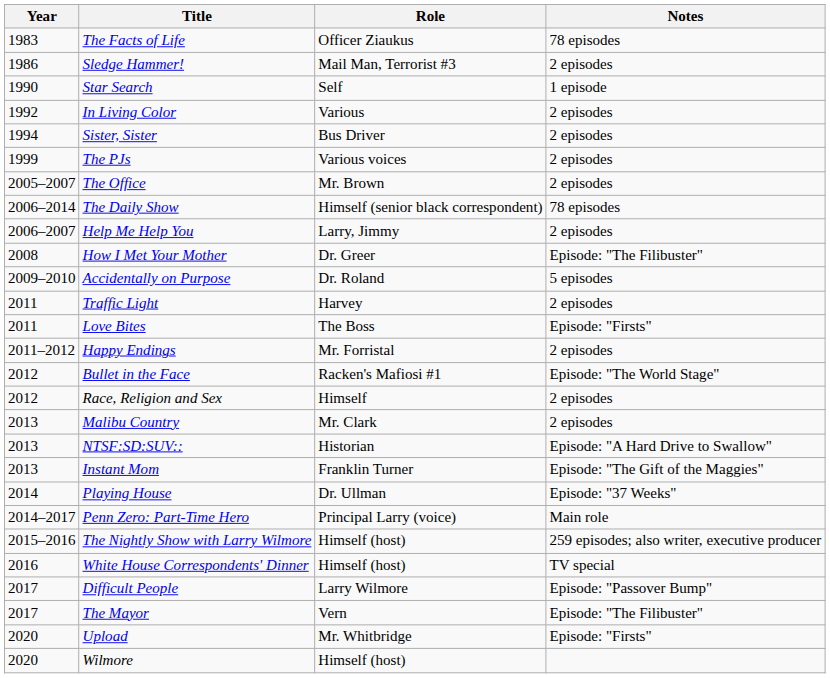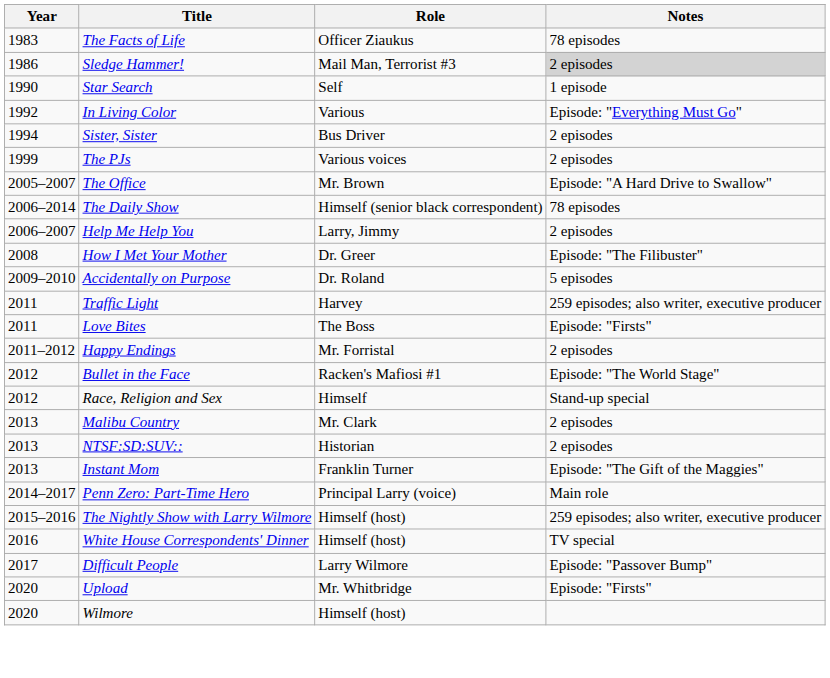(581, 64) no background -> (581, 64) lightgrey background
(581, 111) 2 episodes -> (646, 111) Episode: "Everything Must Go"
(581, 183) 2 episodes -> (661, 183) Episode: "A Hard Drive to Swallow"
(581, 302) 2 episodes -> (685, 302) 259 episodes; also writer, executive producer
(581, 398) 2 episodes -> (599, 398) Stand-up special
(661, 445) Episode: "A Hard Drive to Swallow" -> (581, 445) 2 episodes
- row: (127, 493)
- row: (116, 612)
